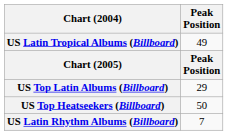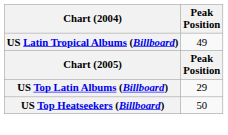- row: (93, 122)
